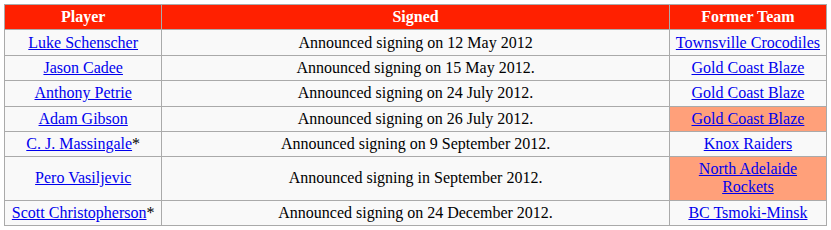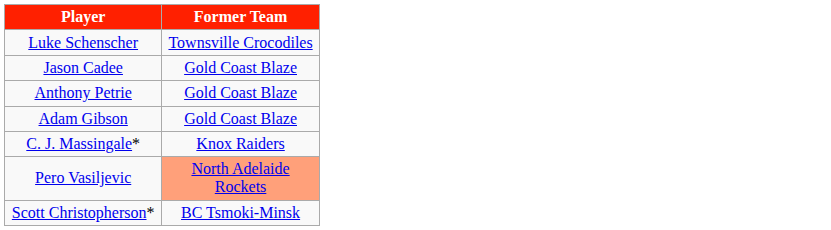- column: (416, 17)
(748, 118) lightsalmon background -> (241, 118) no background
